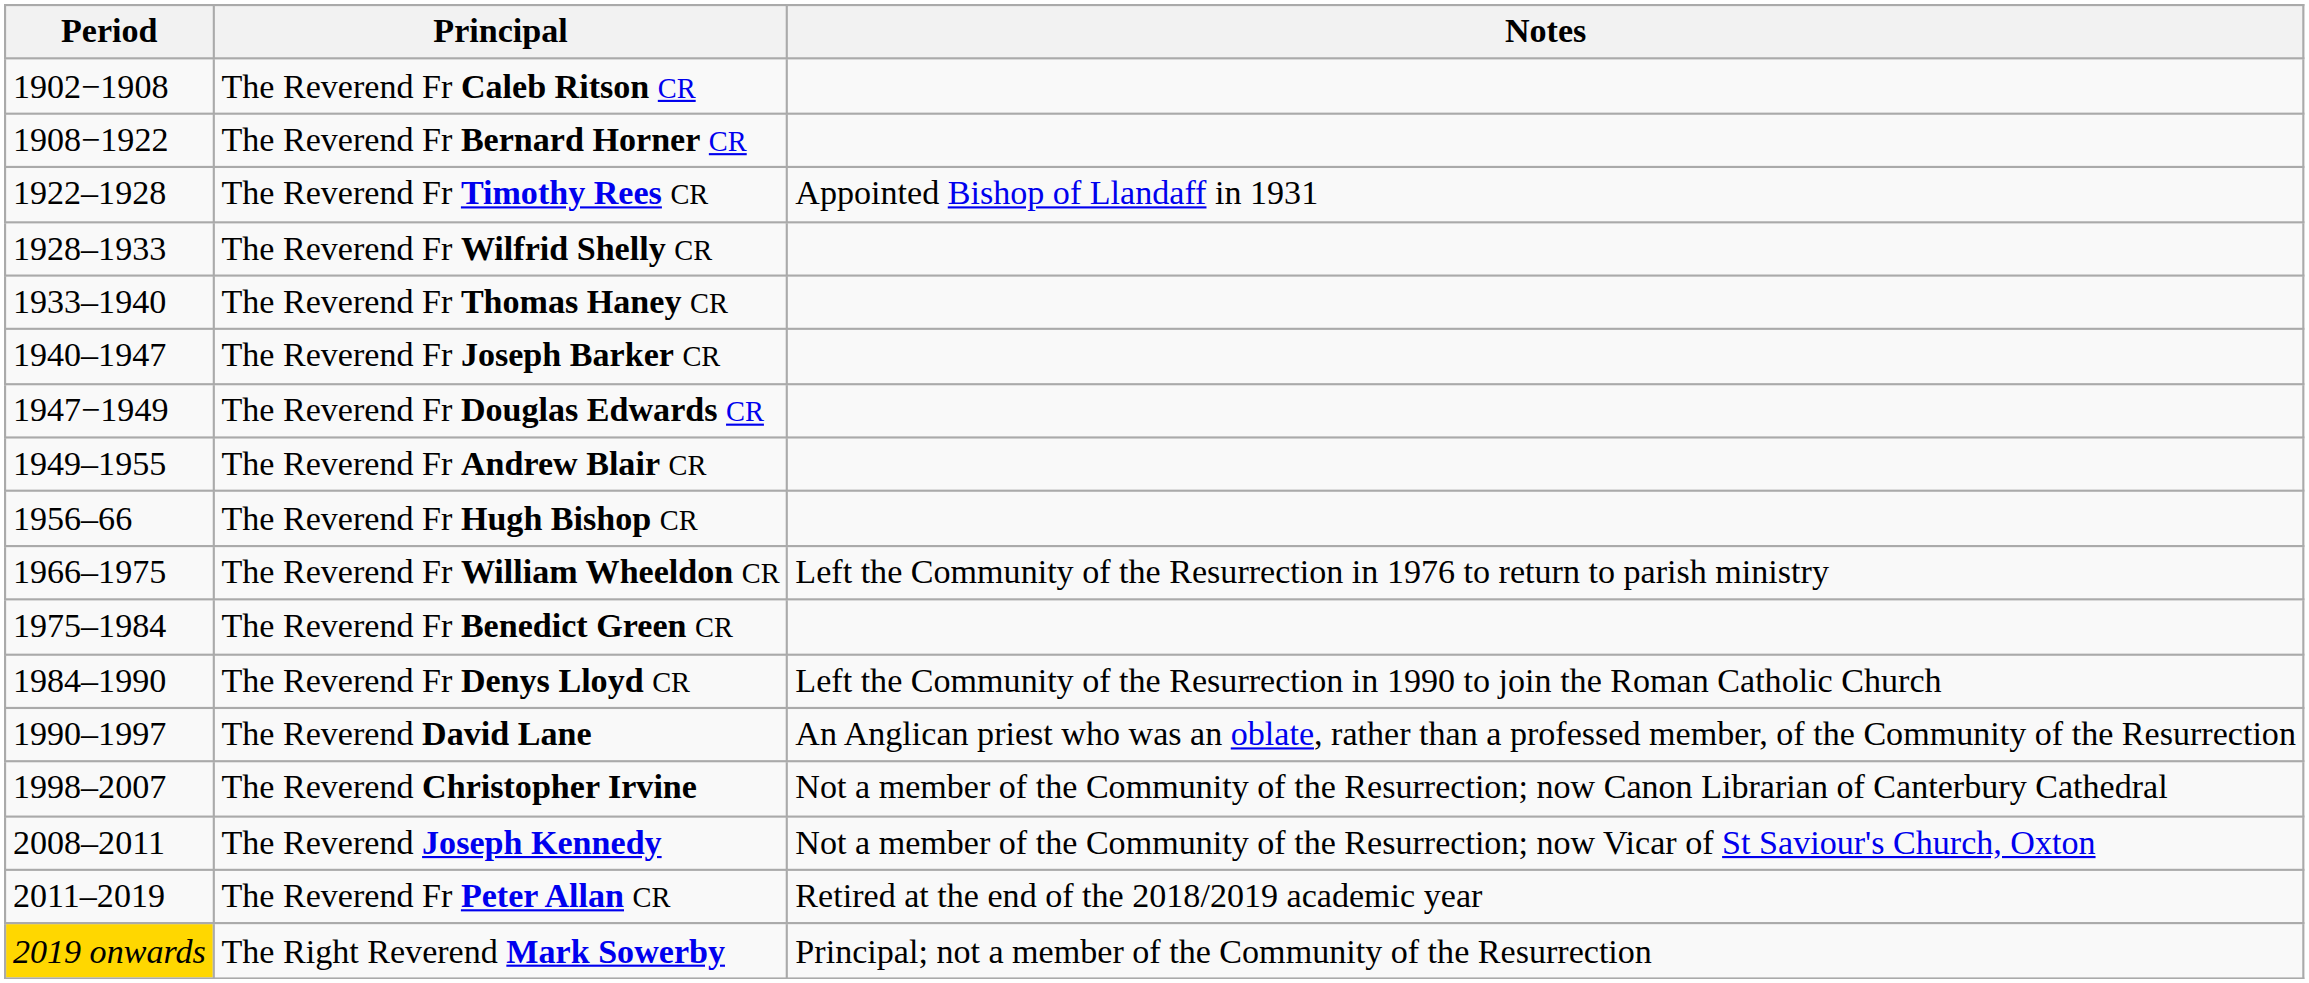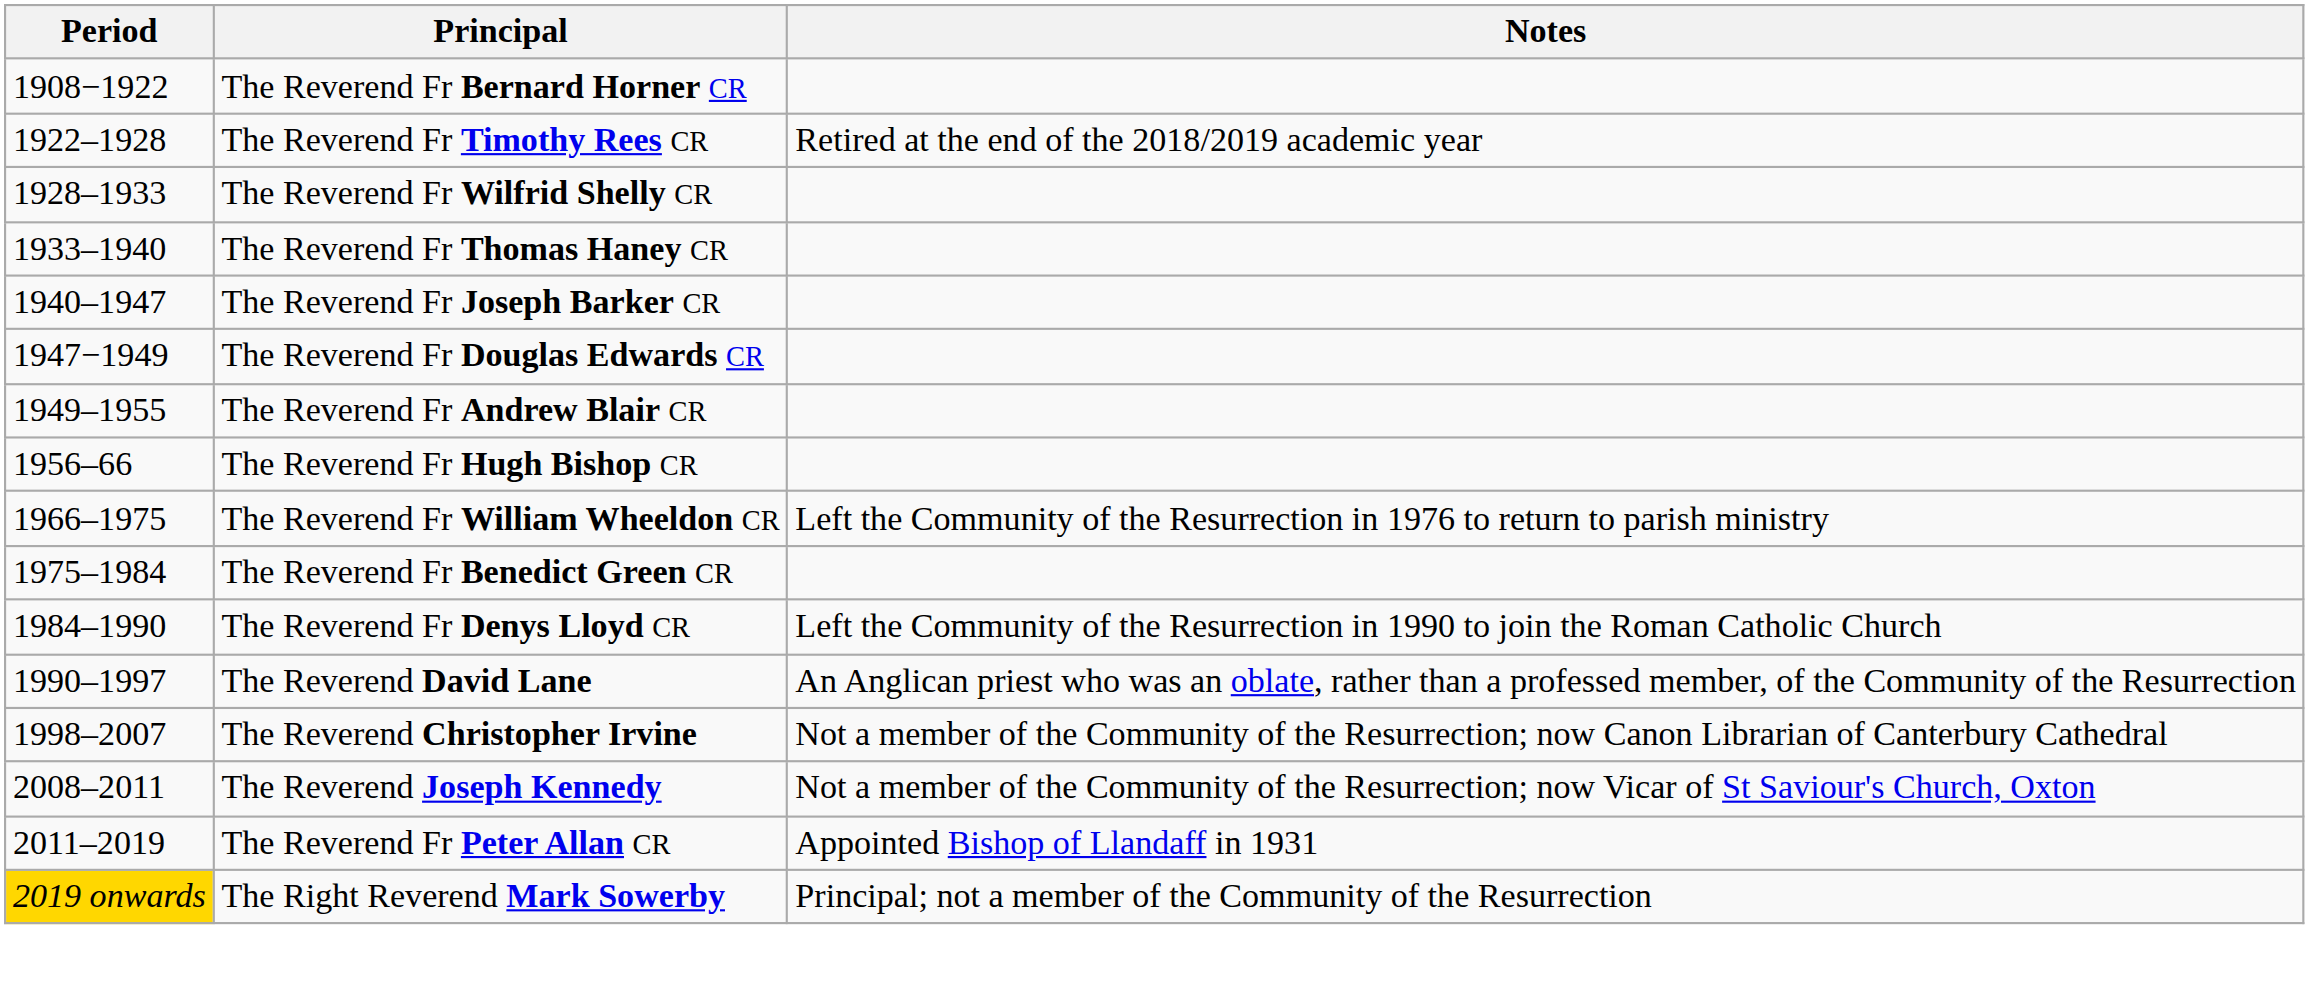- row: (459, 85)
(1057, 193) Appointed Bishop of Llandaff in 1931 -> (1139, 139) Retired at the end of the 2018/2019 academic year
(1139, 896) Retired at the end of the 2018/2019 academic year -> (1057, 842) Appointed Bishop of Llandaff in 1931
